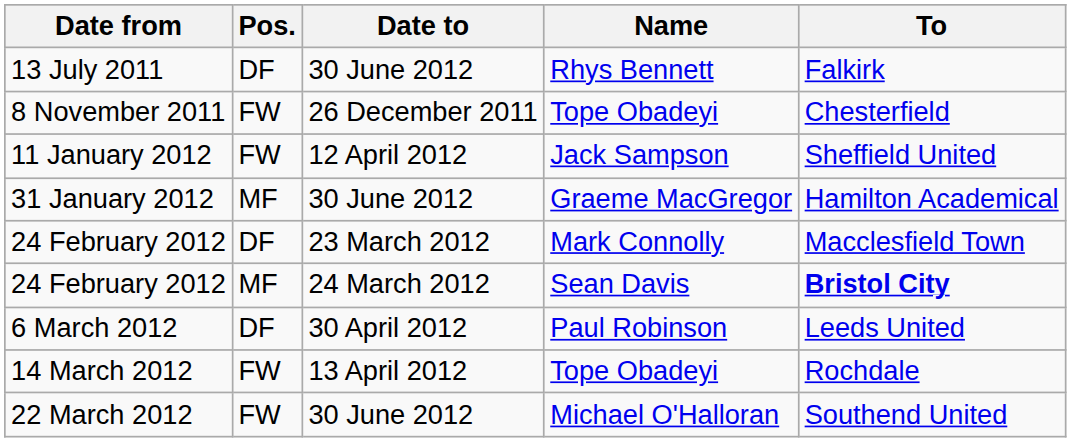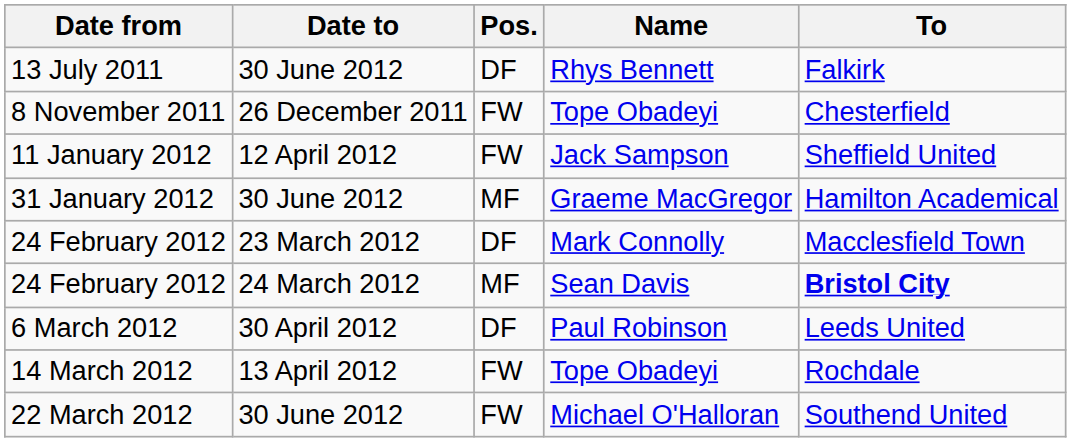columns swapped: (423, 26) <-> (267, 26)
